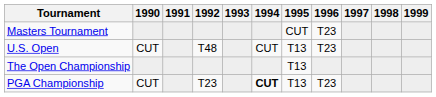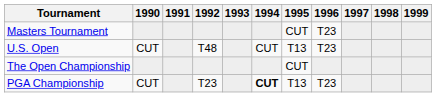(297, 66) T13 -> (297, 66) CUT
